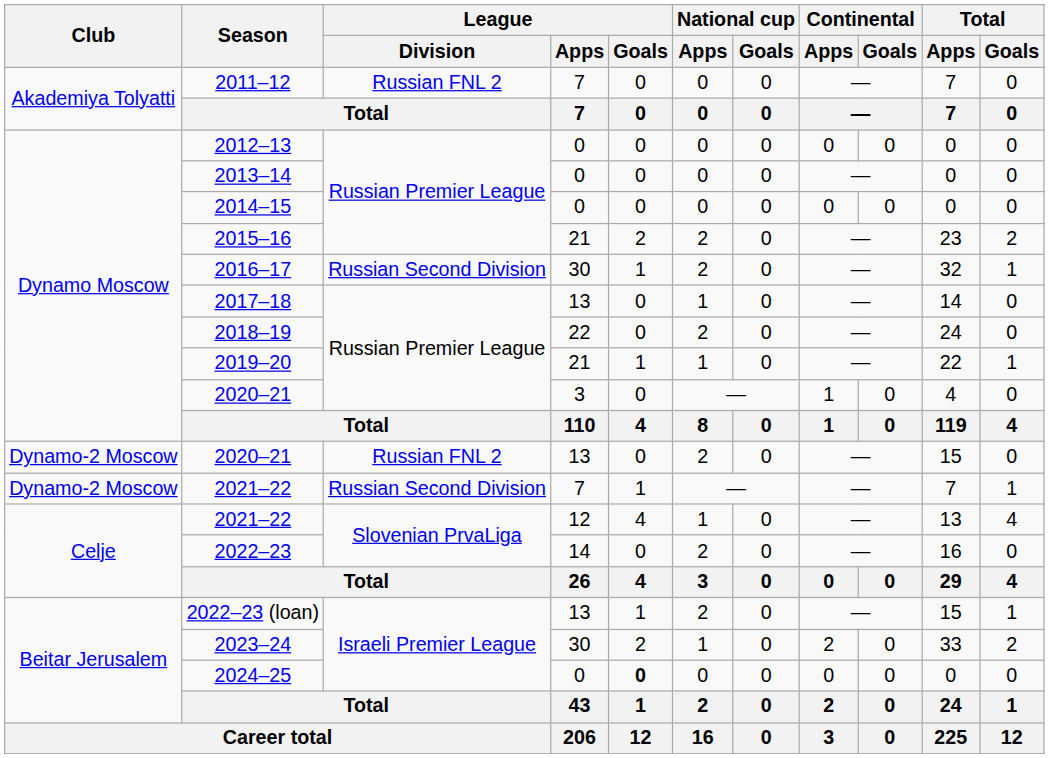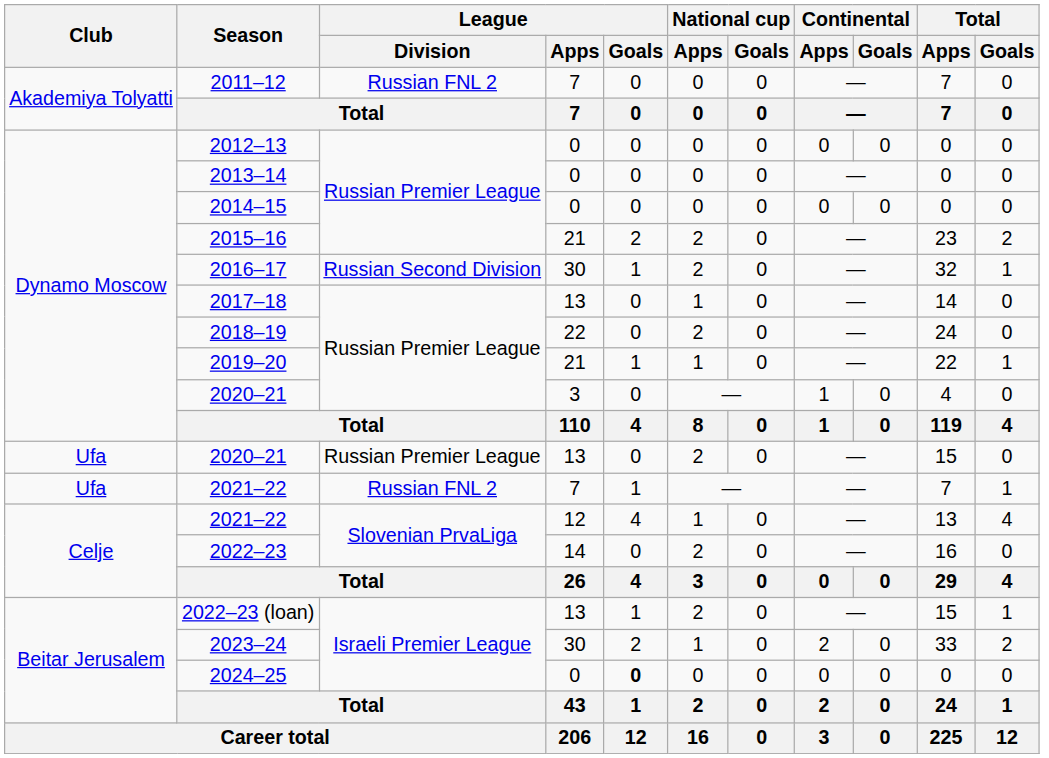(93, 457) Dynamo-2 Moscow -> (91, 457) Ufa
(437, 457) Russian FNL 2 -> (432, 457) Russian Premier League
(93, 488) Dynamo-2 Moscow -> (91, 488) Ufa
(437, 488) Russian Second Division -> (432, 488) Russian FNL 2
